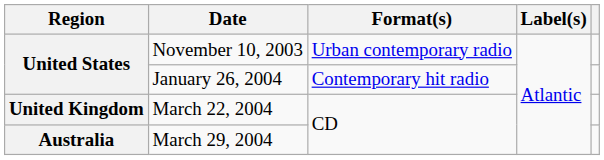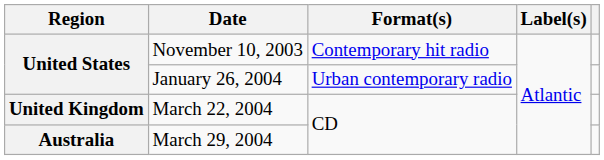(412, 49) Urban contemporary radio -> (400, 49) Contemporary hit radio
(400, 79) Contemporary hit radio -> (412, 79) Urban contemporary radio
